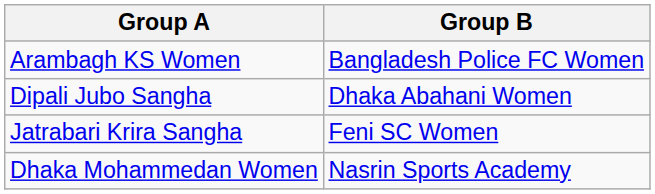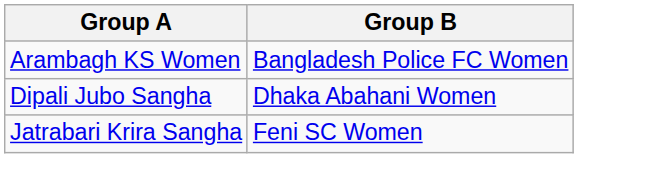- row: (164, 170)
